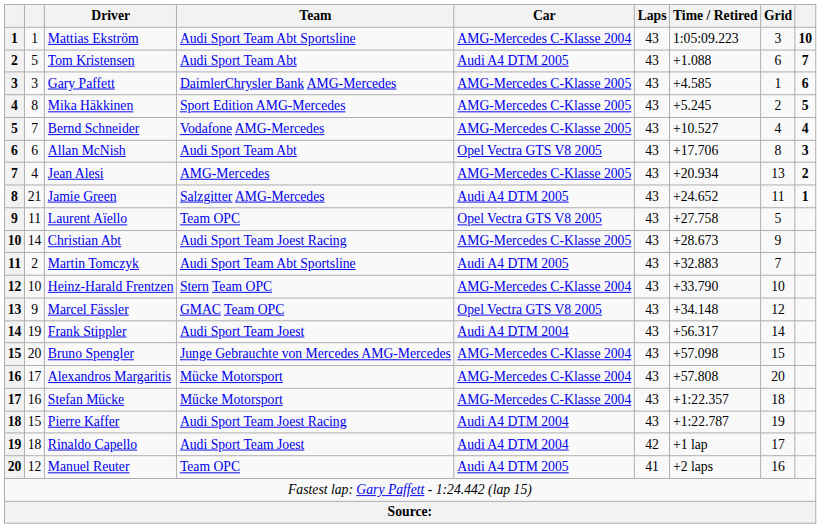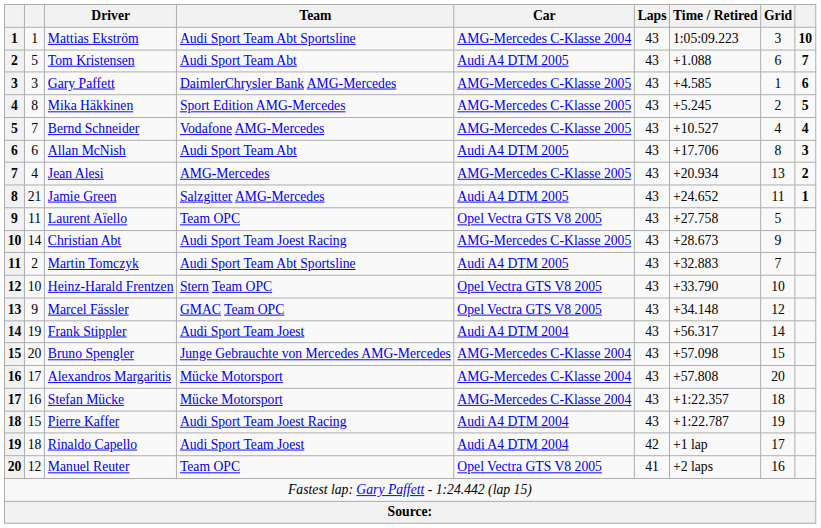(530, 151) Opel Vectra GTS V8 2005 -> (513, 151) Audi A4 DTM 2005
(544, 286) AMG-Mercedes C-Klasse 2004 -> (530, 286) Opel Vectra GTS V8 2005
(513, 467) Audi A4 DTM 2005 -> (530, 467) Opel Vectra GTS V8 2005
